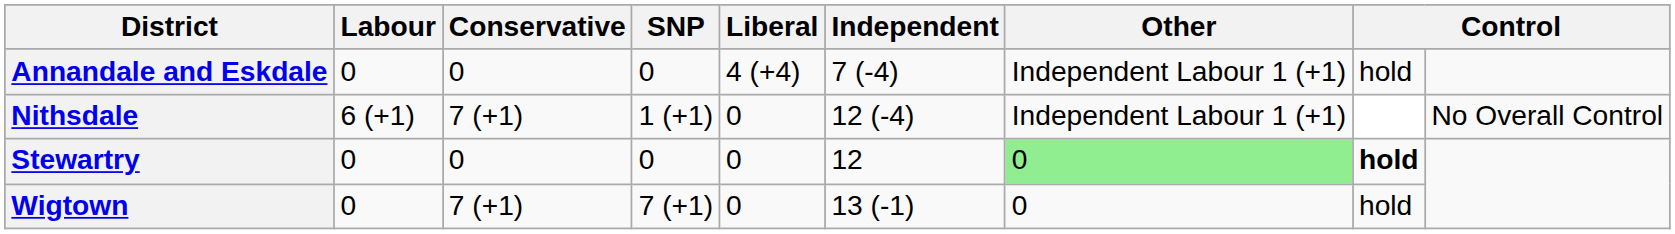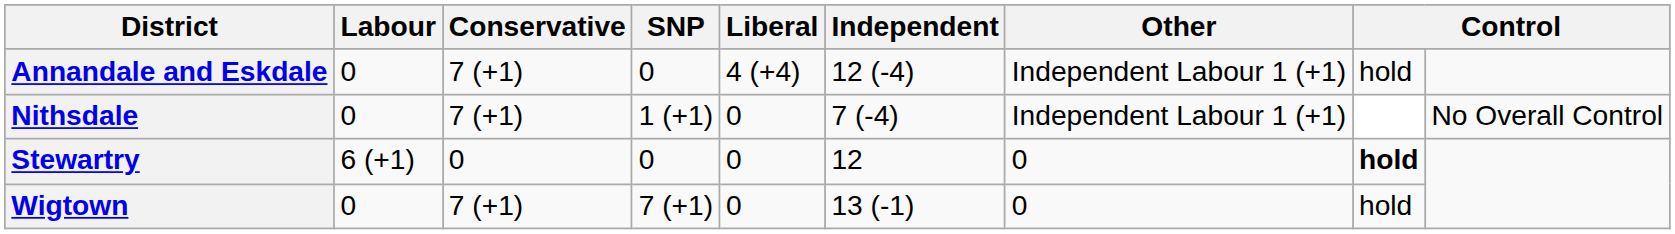(457, 71) 0 -> (486, 71) 7 (+1)
(865, 71) 7 (-4) -> (873, 71) 12 (-4)
(378, 116) 6 (+1) -> (348, 116) 0
(873, 116) 12 (-4) -> (865, 116) 7 (-4)
(348, 160) 0 -> (378, 160) 6 (+1)
(1020, 160) lightgreen background -> (1020, 160) no background
